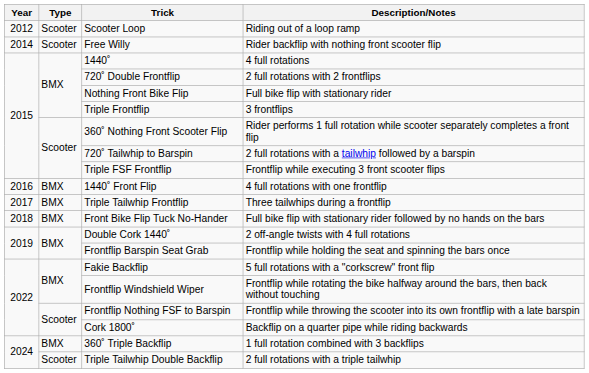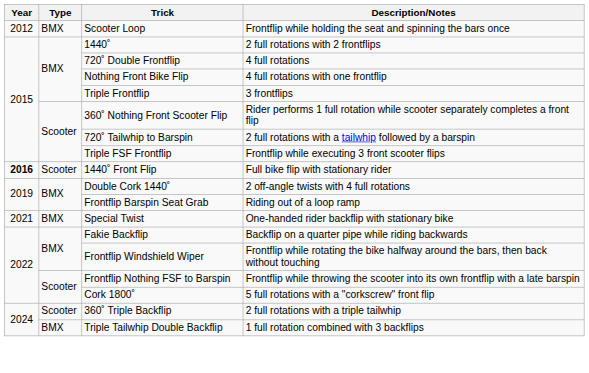(59, 28) Scooter -> (52, 28) BMX
(303, 28) Riding out of a loop ramp -> (378, 28) Frontflip while holding the seat and spinning the bars once
- row: (107, 44)
(278, 61) 4 full rotations -> (313, 44) 2 full rotations with 2 frontflips
(313, 77) 2 full rotations with 2 frontflips -> (278, 61) 4 full rotations
(318, 93) Full bike flip with stationary rider -> (316, 77) 4 full rotations with one frontflip
(22, 186) normal -> (22, 170) bold
(52, 186) BMX -> (59, 170) Scooter
(316, 186) 4 full rotations with one frontflip -> (318, 170) Full bike flip with stationary rider
- row: (136, 202)
- row: (156, 218)
(378, 251) Frontflip while holding the seat and spinning the bars once -> (303, 202) Riding out of a loop ramp
+ row: (114, 218)
(340, 267) 5 full rotations with a "corkscrew" front flip -> (357, 235) Backflip on a quarter pipe while riding backwards
(357, 327) Backflip on a quarter pipe while riding backwards -> (340, 295) 5 full rotations with a "corkscrew" front flip
(52, 344) BMX -> (59, 311) Scooter
(335, 344) 1 full rotation combined with 3 backflips -> (323, 311) 2 full rotations with a triple tailwhip
(59, 360) Scooter -> (52, 327) BMX
(323, 360) 2 full rotations with a triple tailwhip -> (335, 327) 1 full rotation combined with 3 backflips
